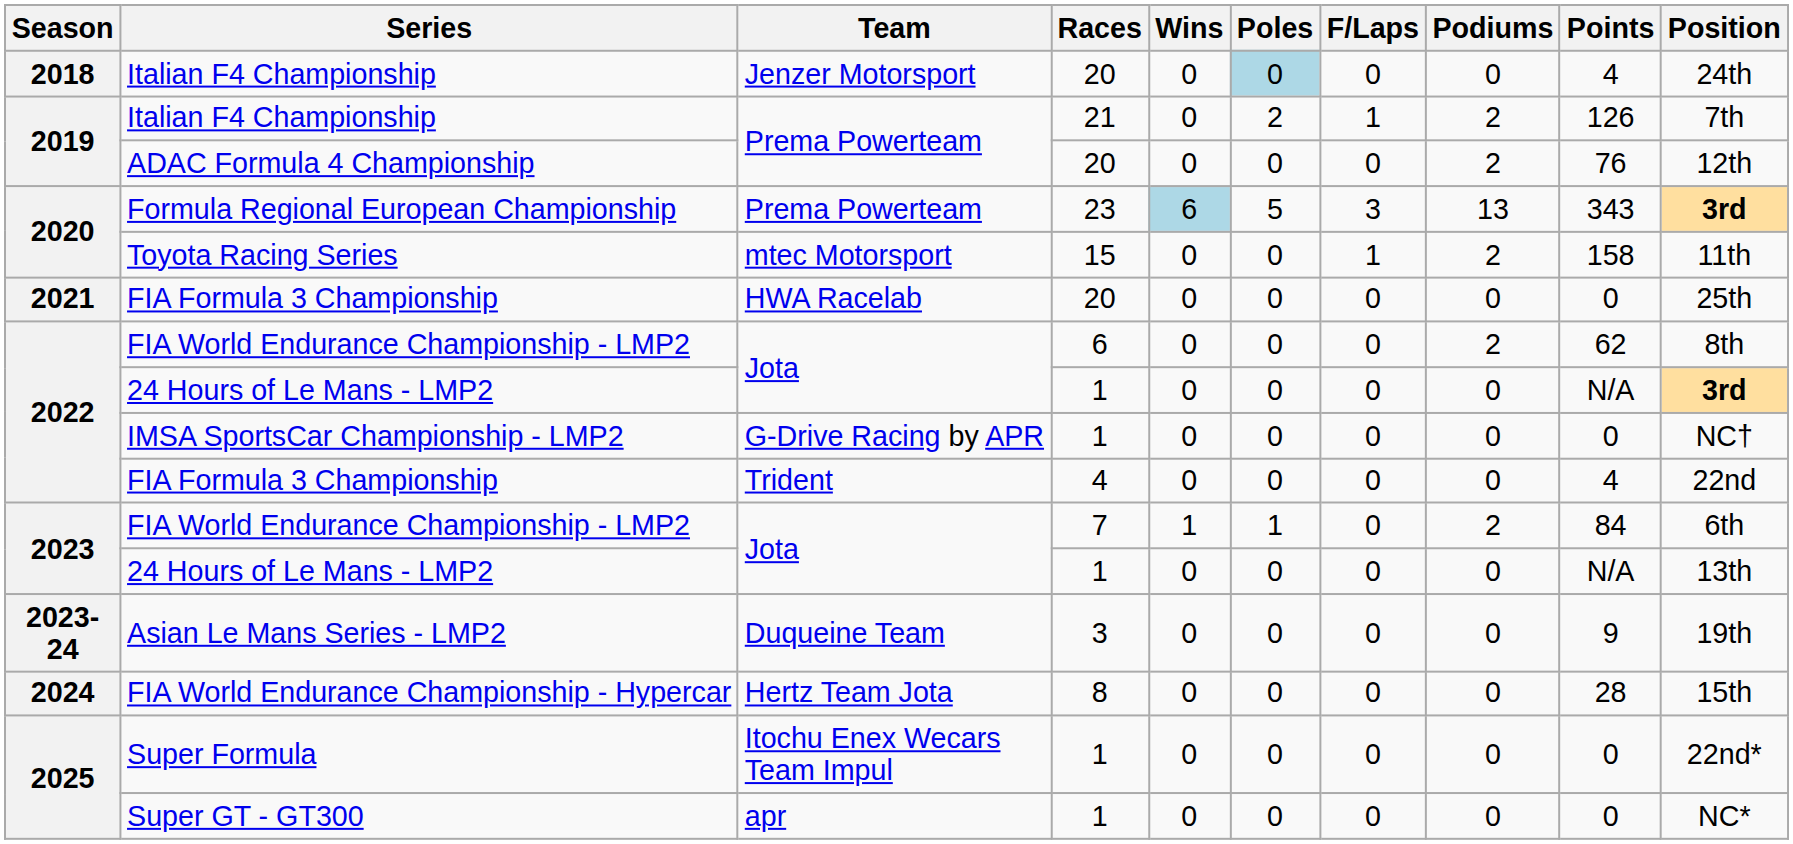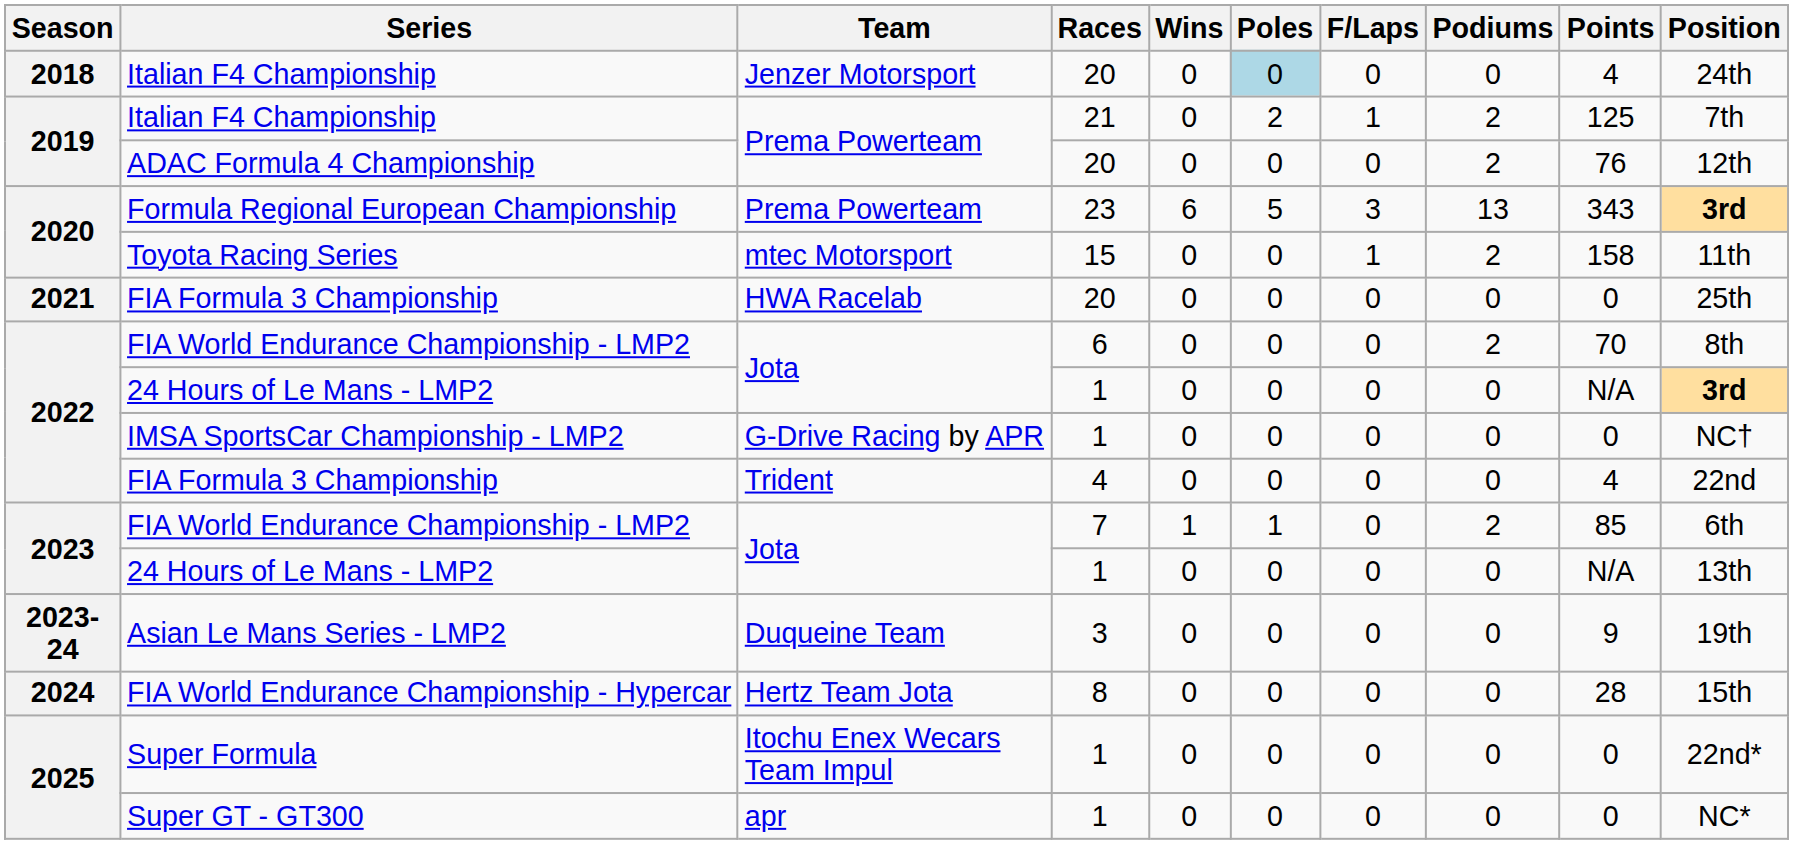(1611, 119) 126 -> (1611, 119) 125
(1189, 209) lightblue background -> (1189, 209) no background
(1611, 345) 62 -> (1611, 345) 70
(1611, 526) 84 -> (1611, 526) 85
